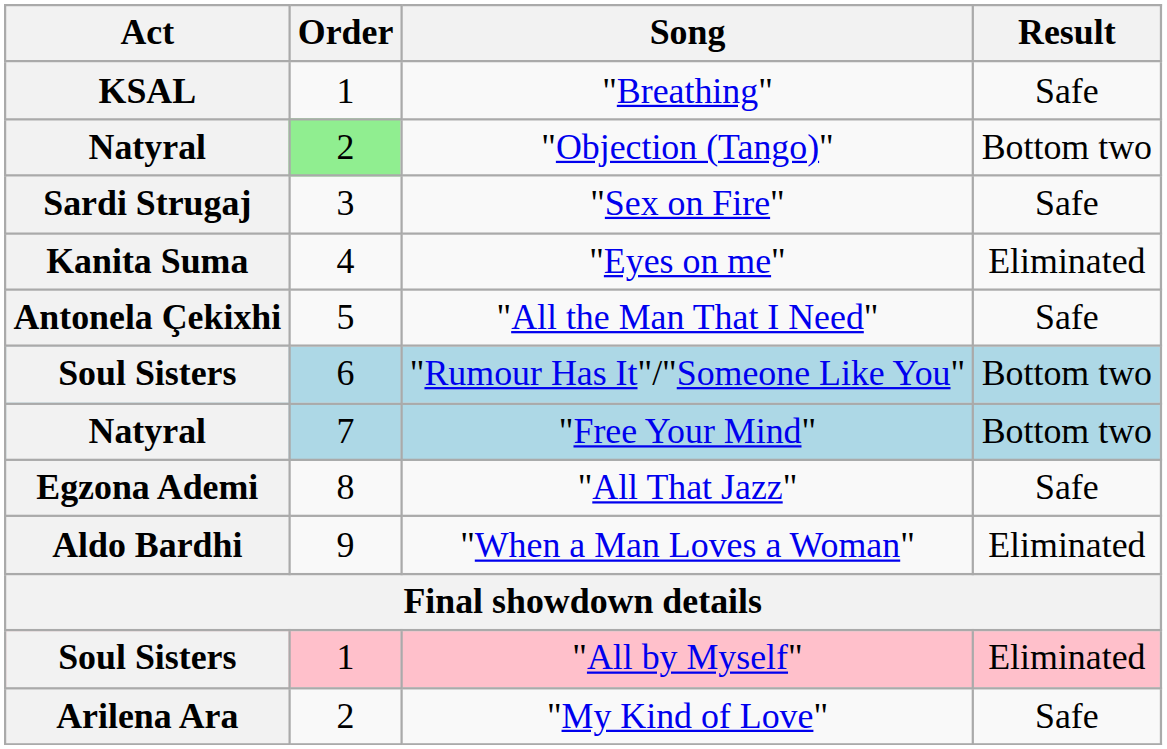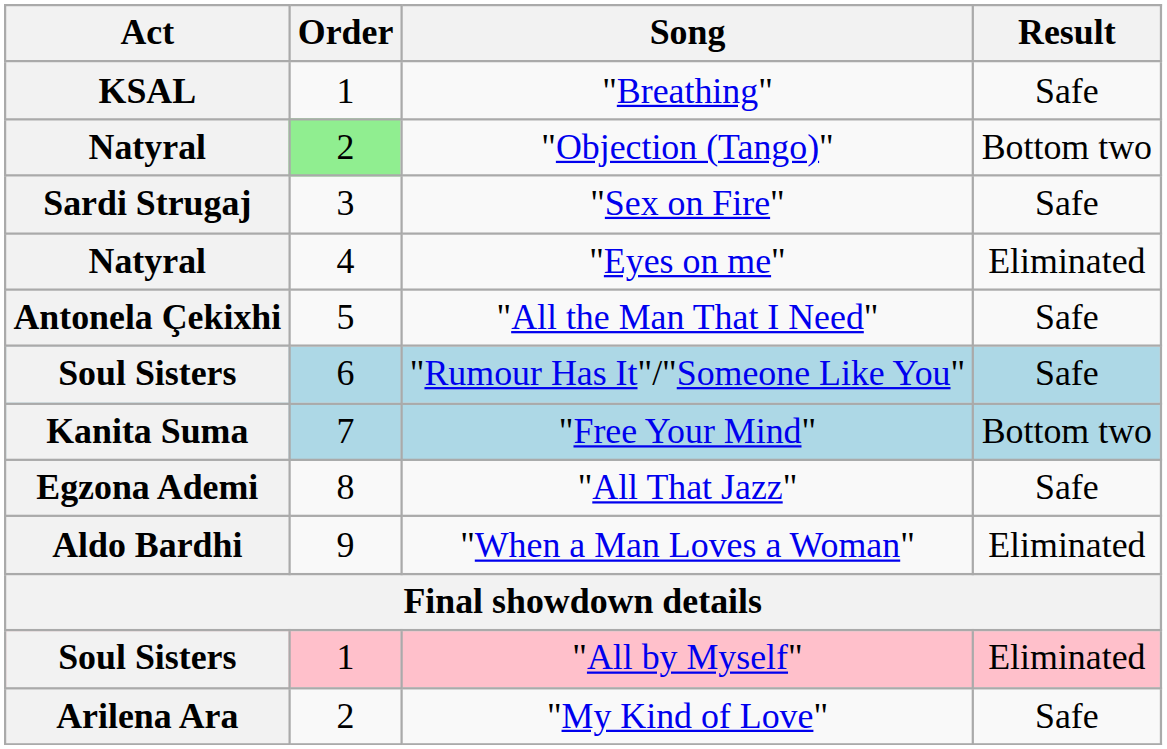(147, 260) Kanita Suma -> (147, 260) Natyral
(1067, 373) Bottom two -> (1067, 373) Safe
(147, 430) Natyral -> (147, 430) Kanita Suma
